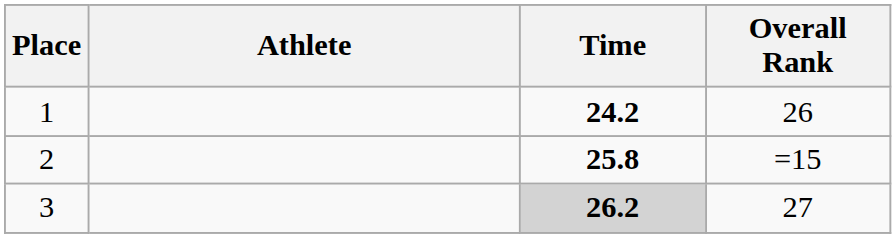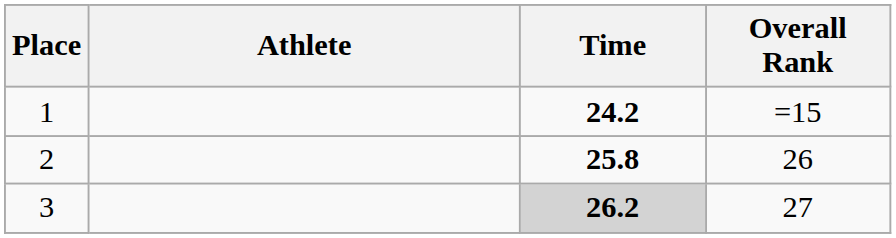(798, 111) 26 -> (798, 111) =15
(798, 159) =15 -> (798, 159) 26
